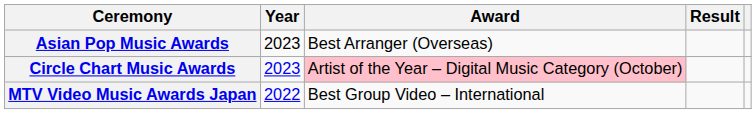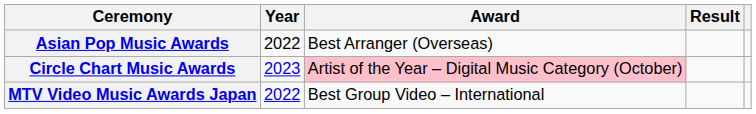(282, 43) 2023 -> (282, 43) 2022
